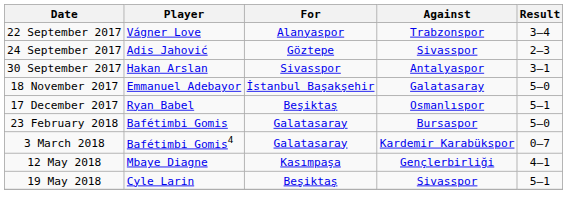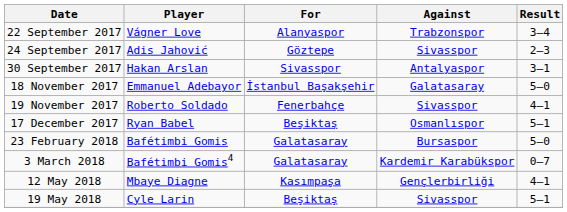+ row: (64, 105)
